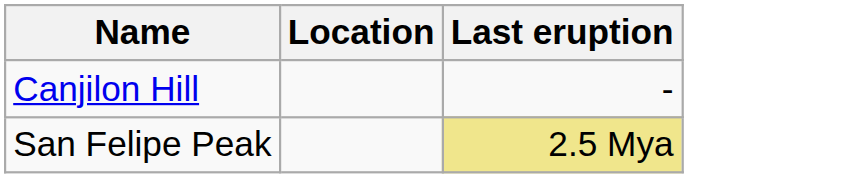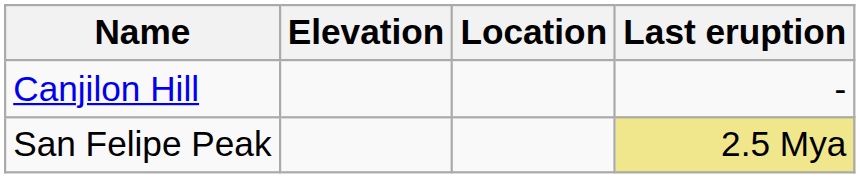+ column: (366, 32)
